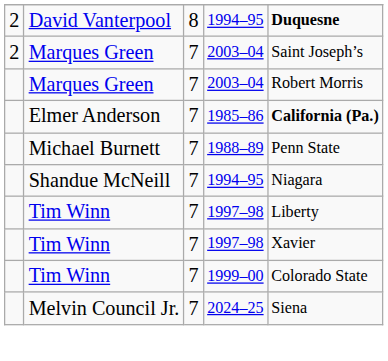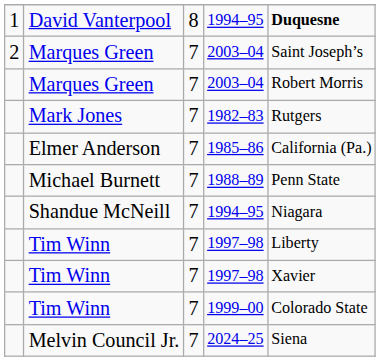(14, 20) 2 -> (14, 20) 1
+ row: (75, 116)
(325, 116) bold -> (321, 148) normal
